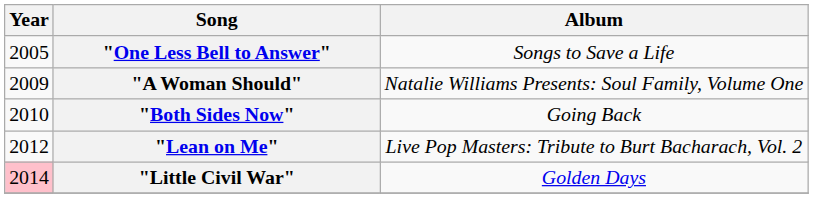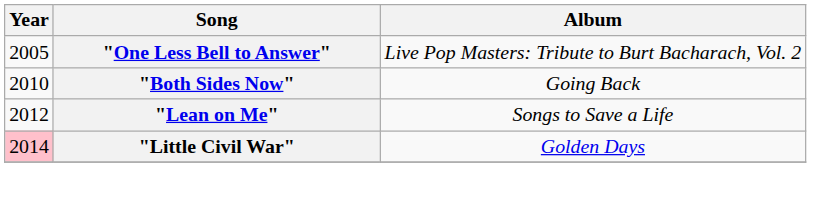(594, 51) Songs to Save a Life -> (593, 51) Live Pop Masters: Tribute to Burt Bacharach, Vol. 2
- row: (217, 83)
(594, 146) Live Pop Masters: Tribute to Burt Bacharach, Vol. 2 -> (593, 114) Songs to Save a Life
